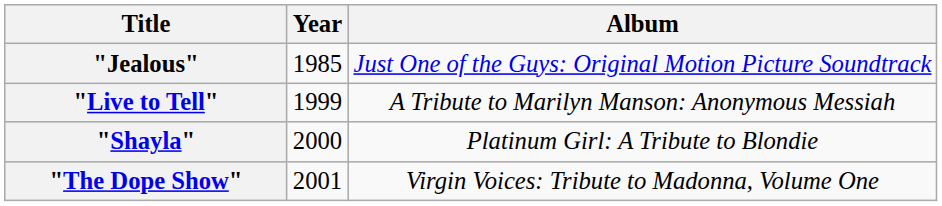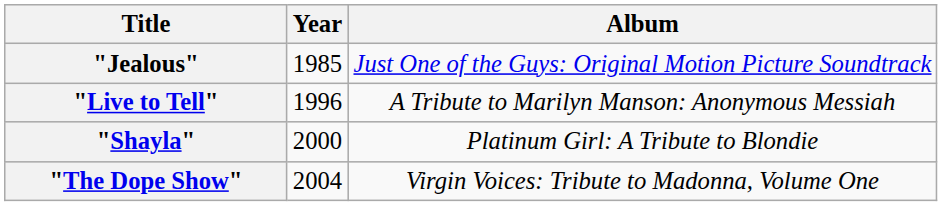(317, 102) 1999 -> (317, 102) 1996
(317, 180) 2001 -> (317, 180) 2004
